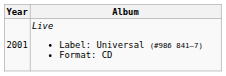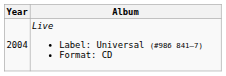(17, 45) 2001 -> (17, 45) 2004
